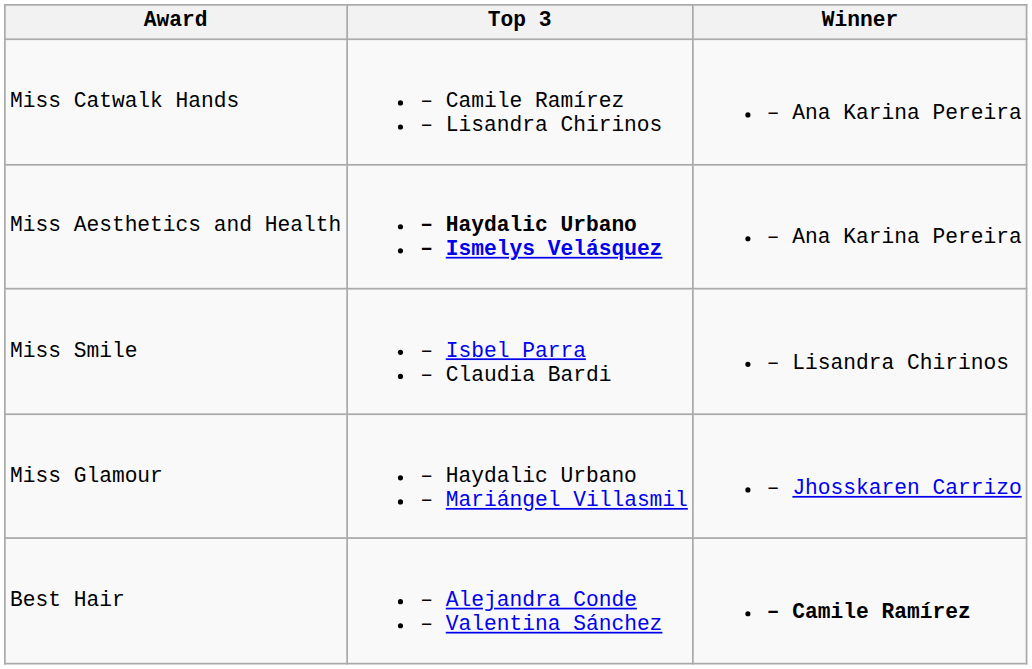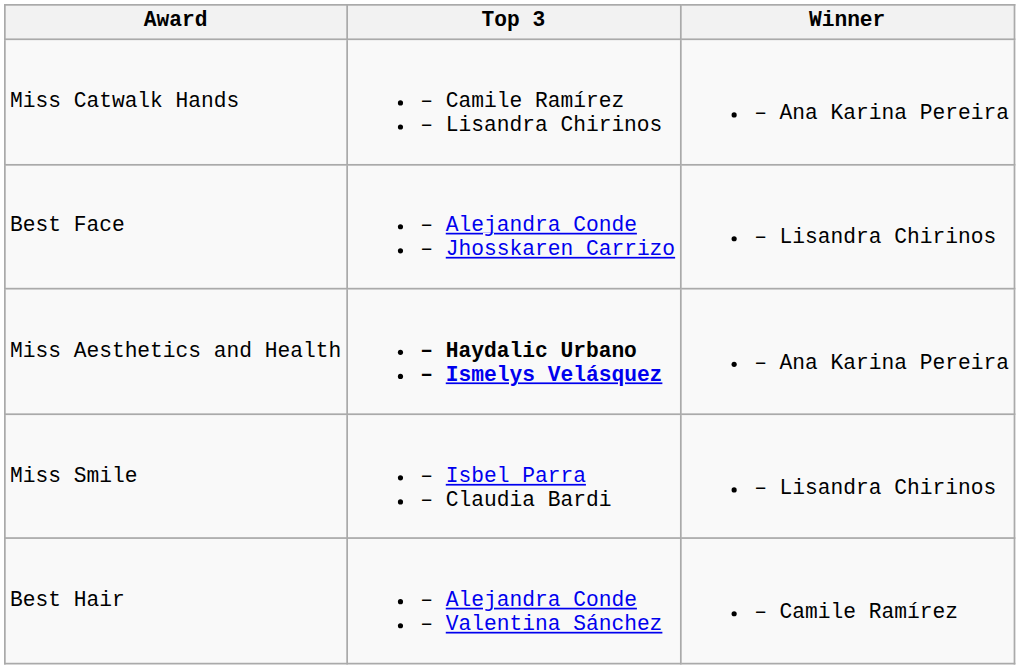+ row: (67, 227)
- row: (86, 477)
(860, 614) bold -> (847, 614) normal
